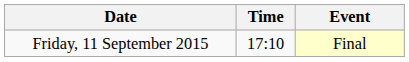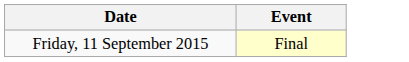- column: (266, 17)
